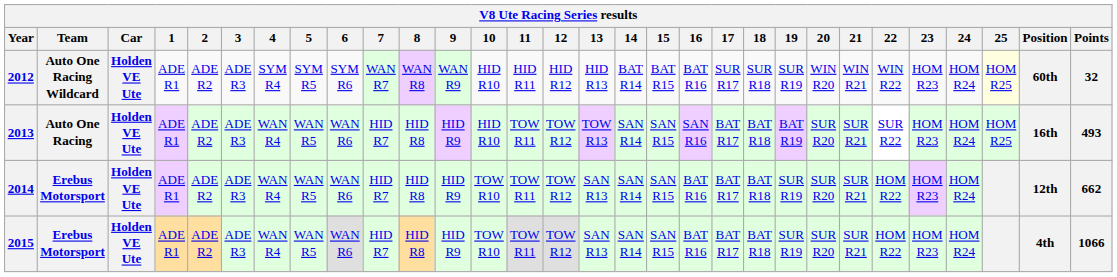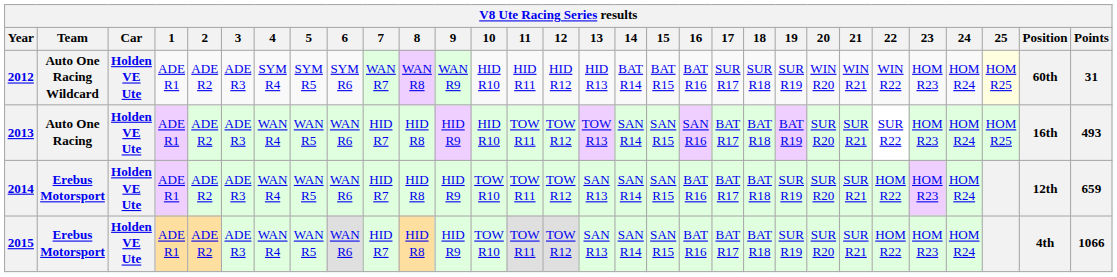(1091, 77) 32 -> (1091, 77) 31
(1091, 188) 662 -> (1091, 188) 659
